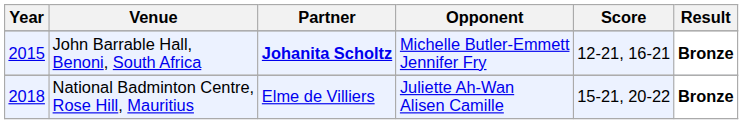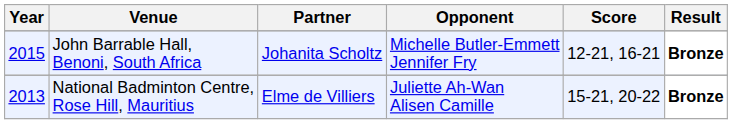(327, 53) bold -> (322, 53) normal
(27, 97) 2018 -> (27, 97) 2013
